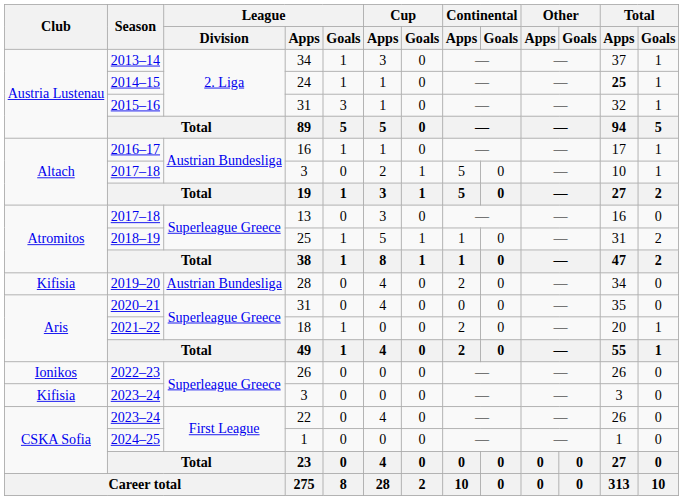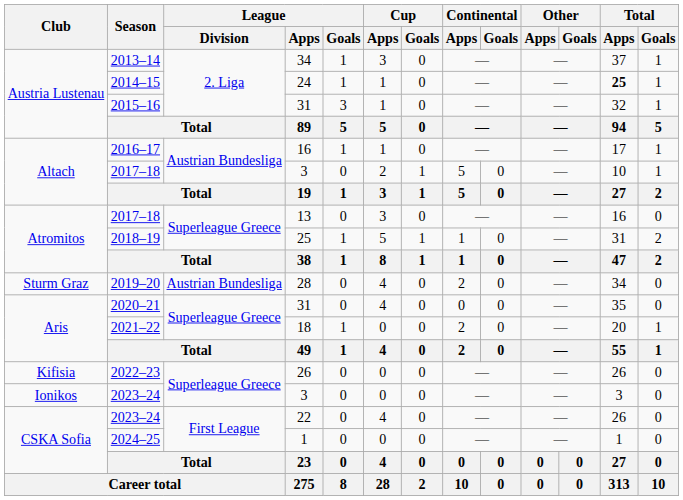(56, 283) Kifisia -> (56, 283) Sturm Graz
(56, 372) Ionikos -> (56, 372) Kifisia
(56, 395) Kifisia -> (56, 395) Ionikos
